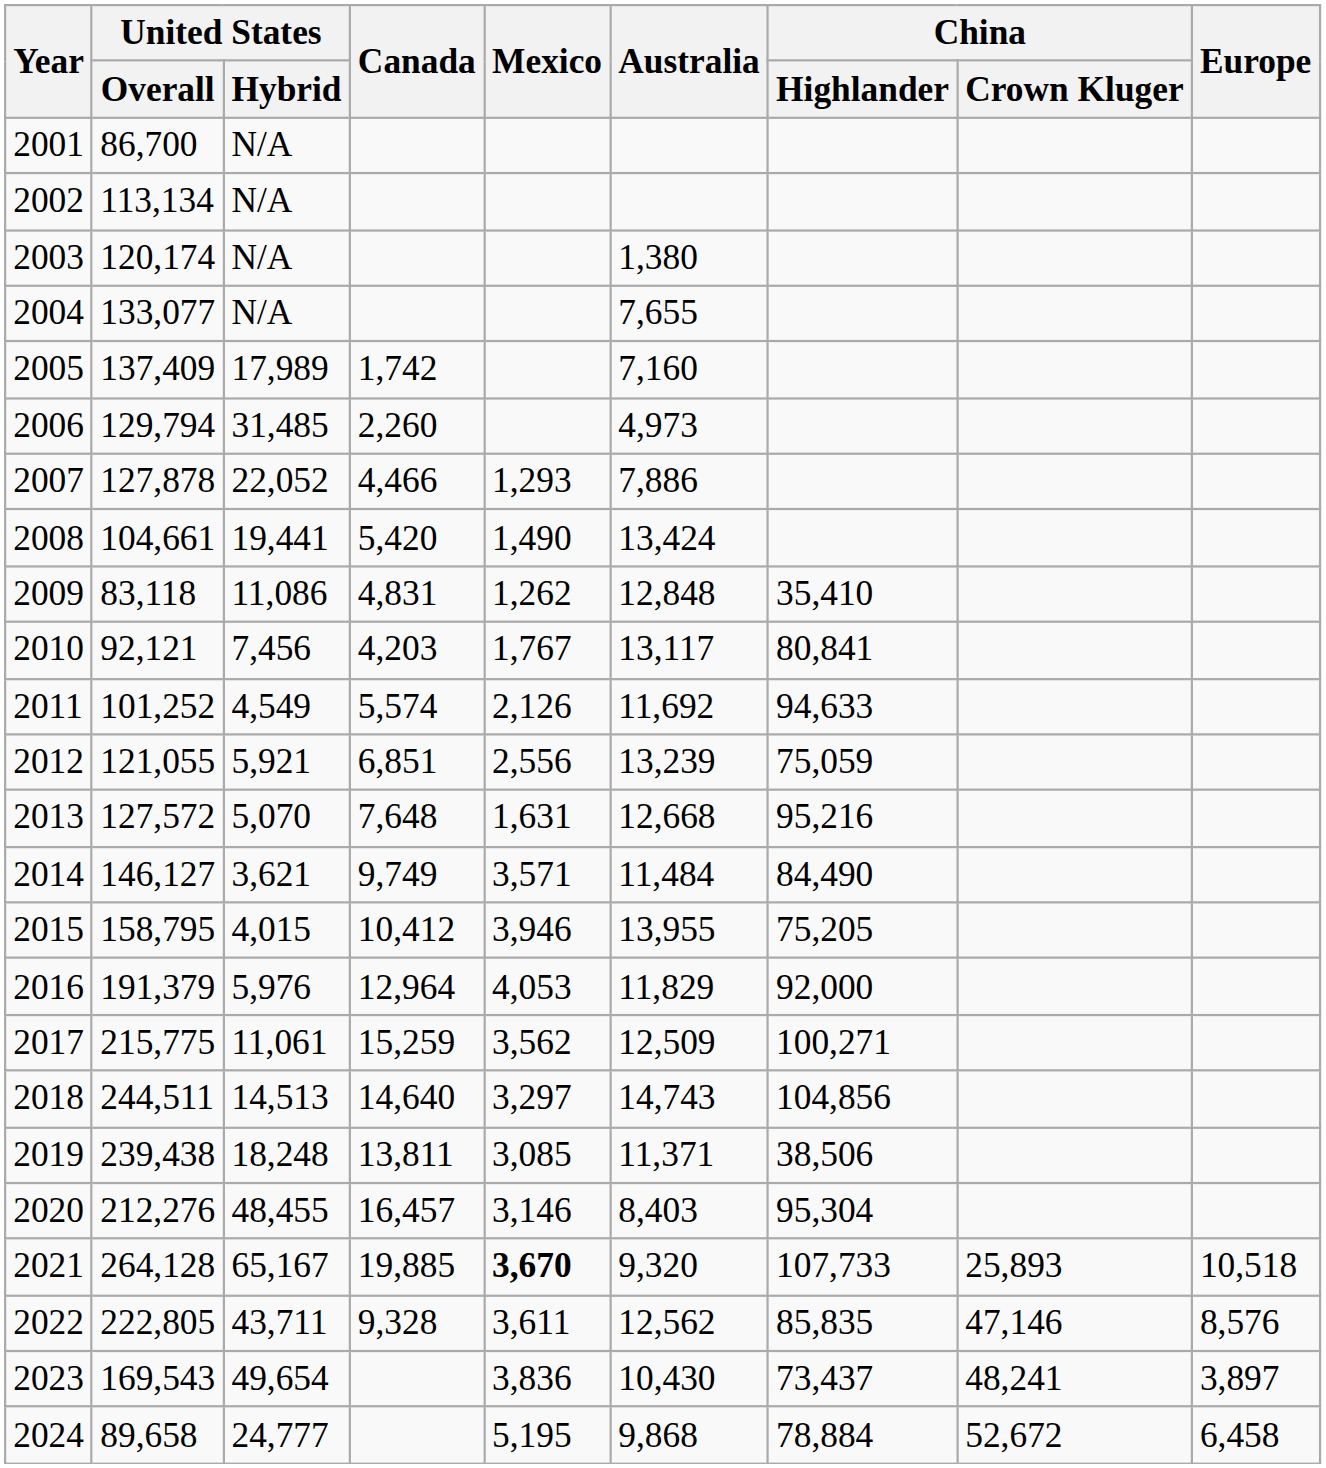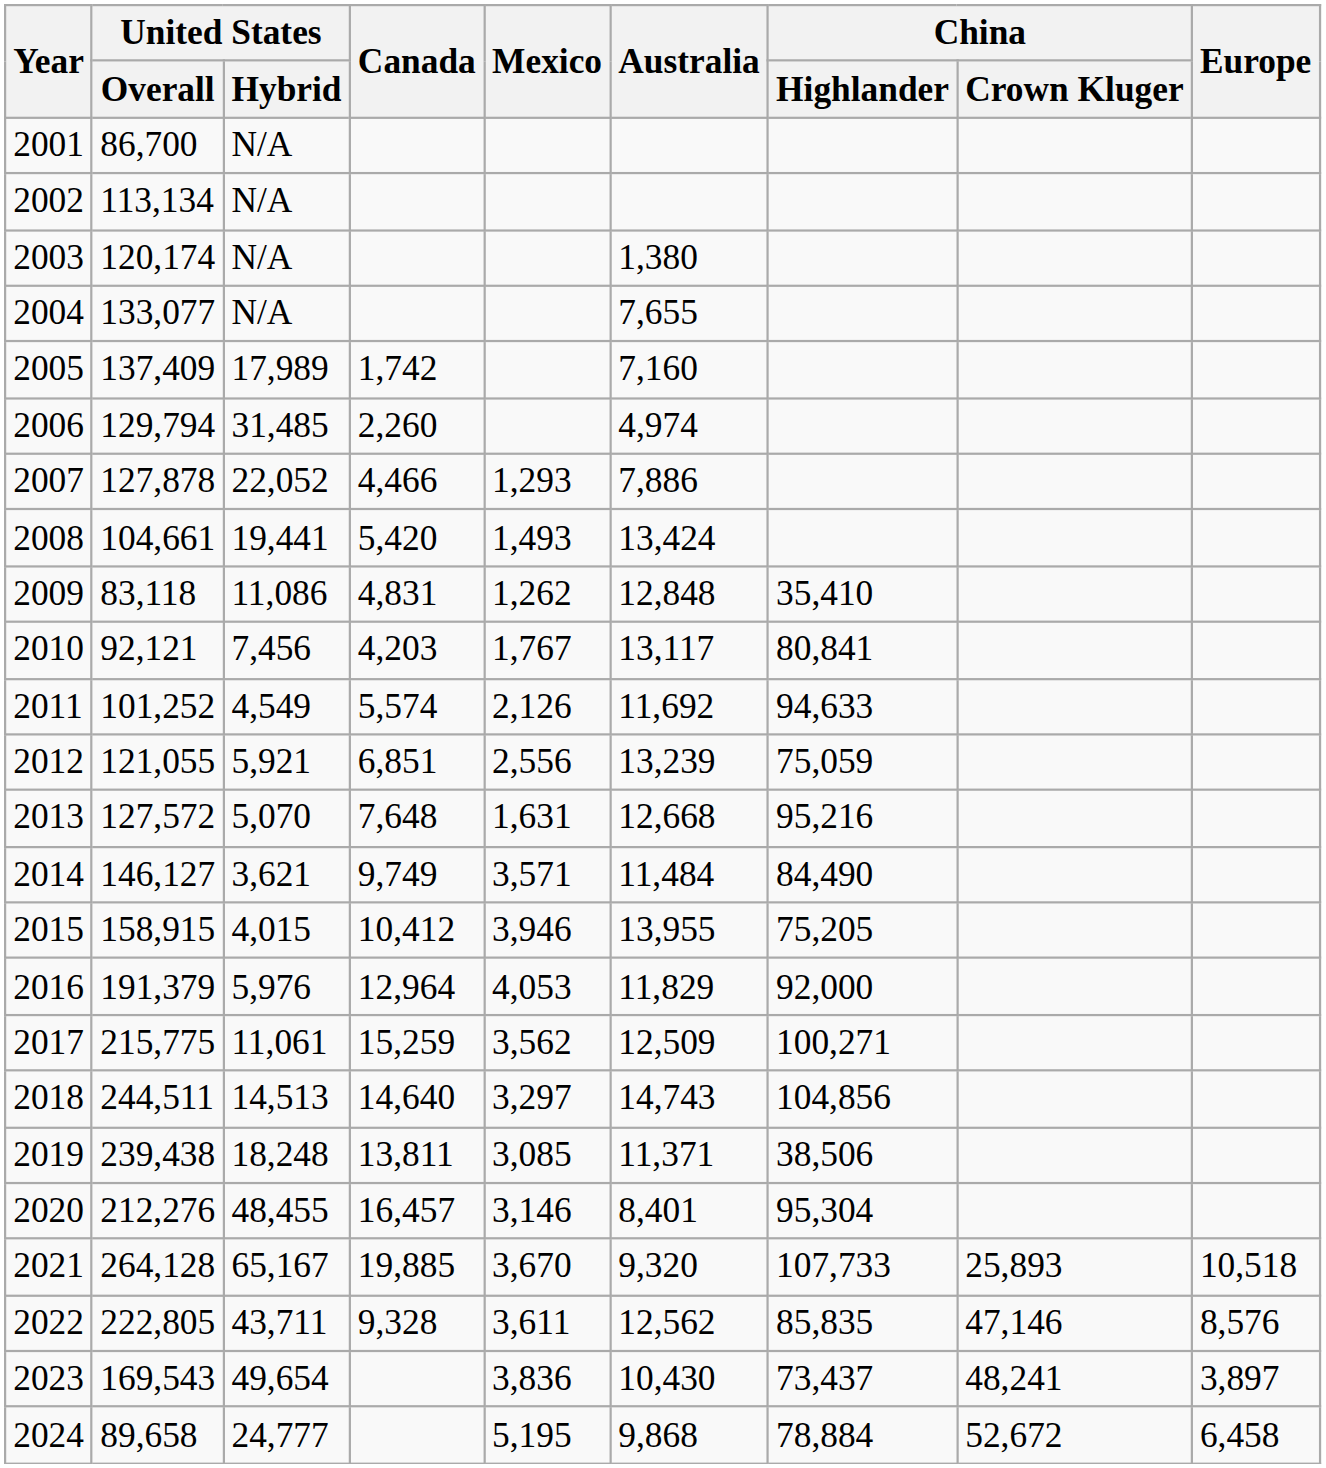(658, 425) 4,973 -> (658, 425) 4,974
(532, 537) 1,490 -> (532, 537) 1,493
(158, 929) 158,795 -> (158, 929) 158,915
(658, 1210) 8,403 -> (658, 1210) 8,401
(532, 1266) bold -> (532, 1266) normal
